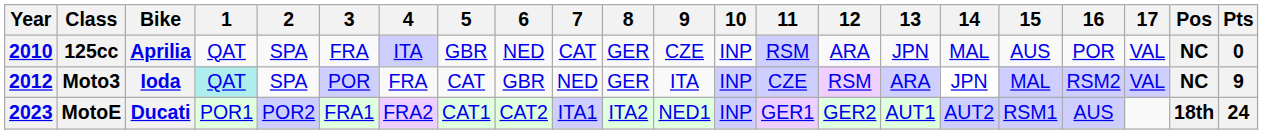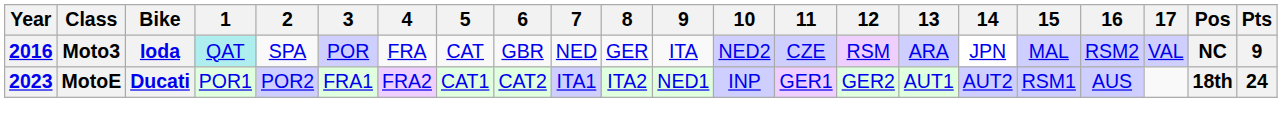- row: (91, 50)
(31, 81) 2012 -> (31, 50) 2016
(736, 81) INP -> (744, 50) NED2
